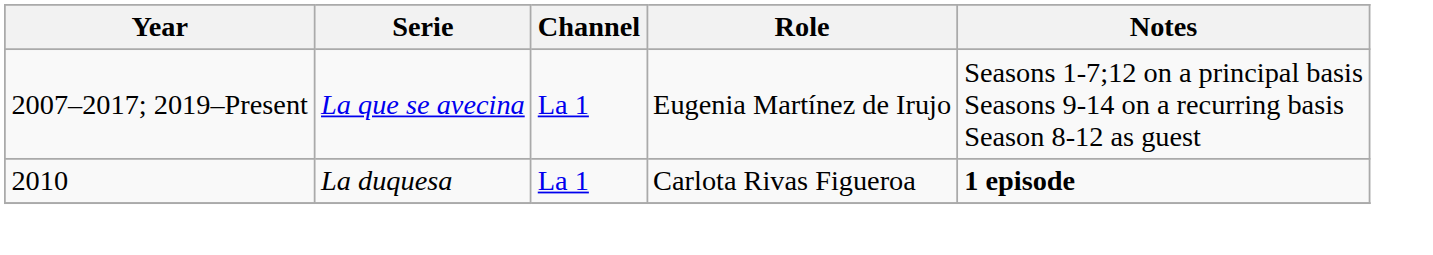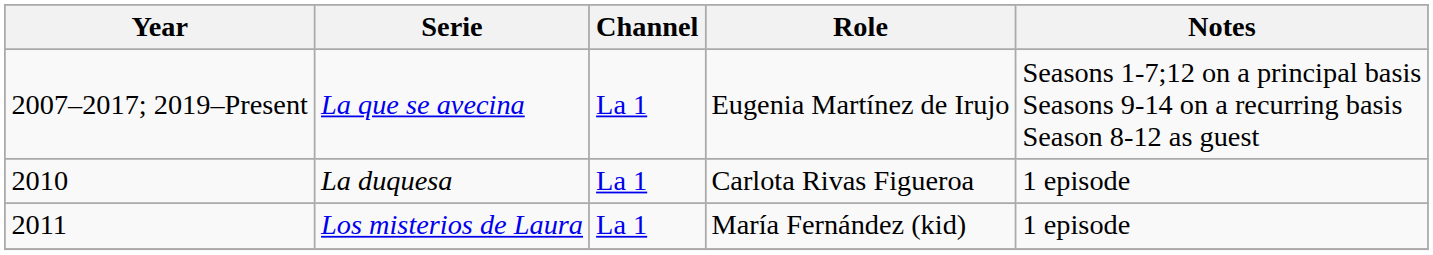(1020, 180) bold -> (1076, 180) normal
+ row: (452, 225)
